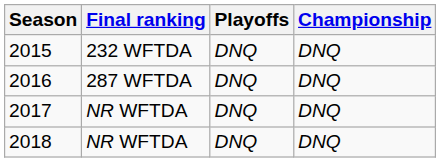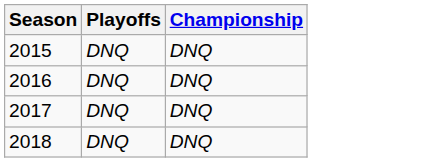- column: (146, 19)
